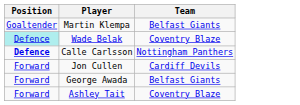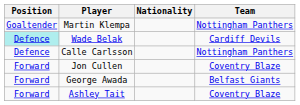+ column: (164, 11)
(185, 25) Belfast Giants -> (245, 25) Nottingham Panthers
(185, 39) Coventry Blaze -> (245, 39) Cardiff Devils
(32, 53) bold -> (32, 53) normal
(185, 66) Cardiff Devils -> (245, 66) Coventry Blaze
